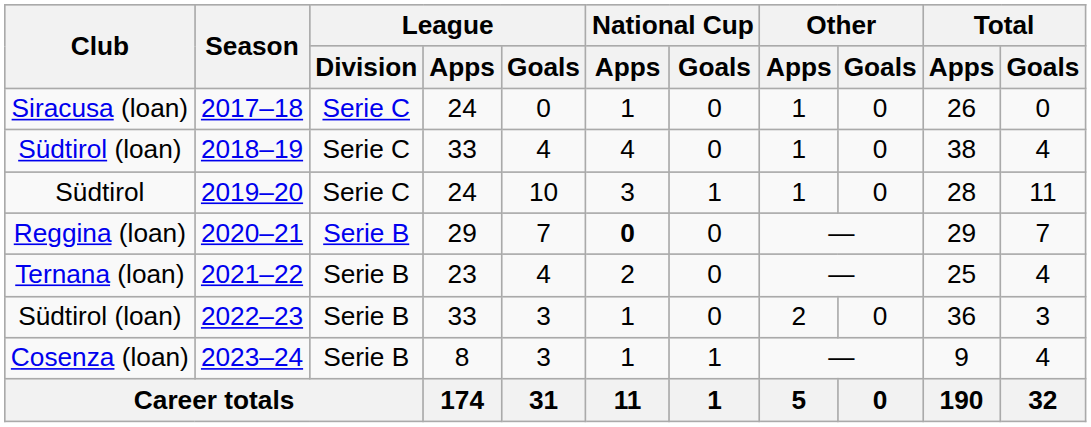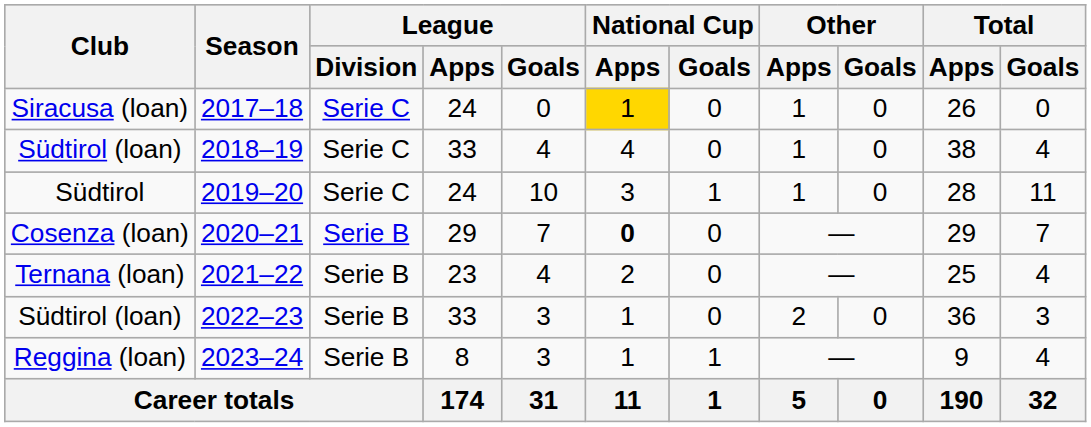(628, 108) no background -> (628, 108) gold background
(100, 233) Reggina (loan) -> (100, 233) Cosenza (loan)
(100, 358) Cosenza (loan) -> (100, 358) Reggina (loan)
